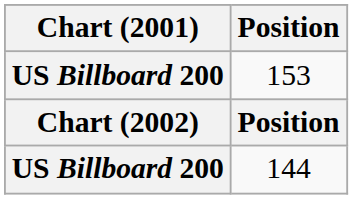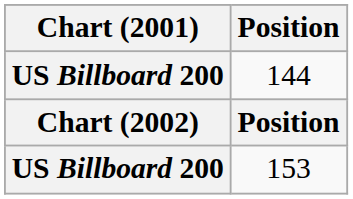rows swapped: (289, 74) <-> (289, 168)
